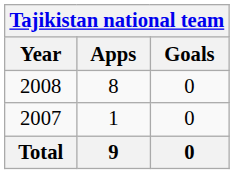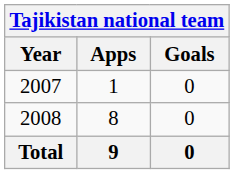rows swapped: (41, 119) <-> (41, 86)
